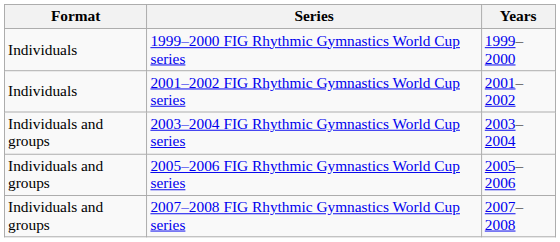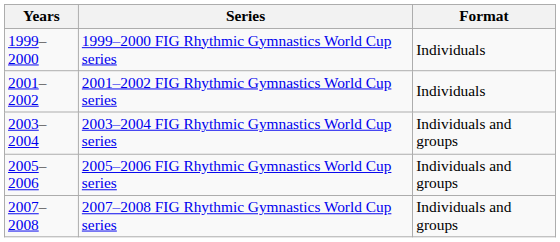columns swapped: (518, 16) <-> (76, 16)
